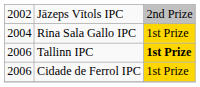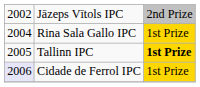(19, 52) 2006 -> (19, 52) 2005
(19, 71) no background -> (19, 71) lavender background
